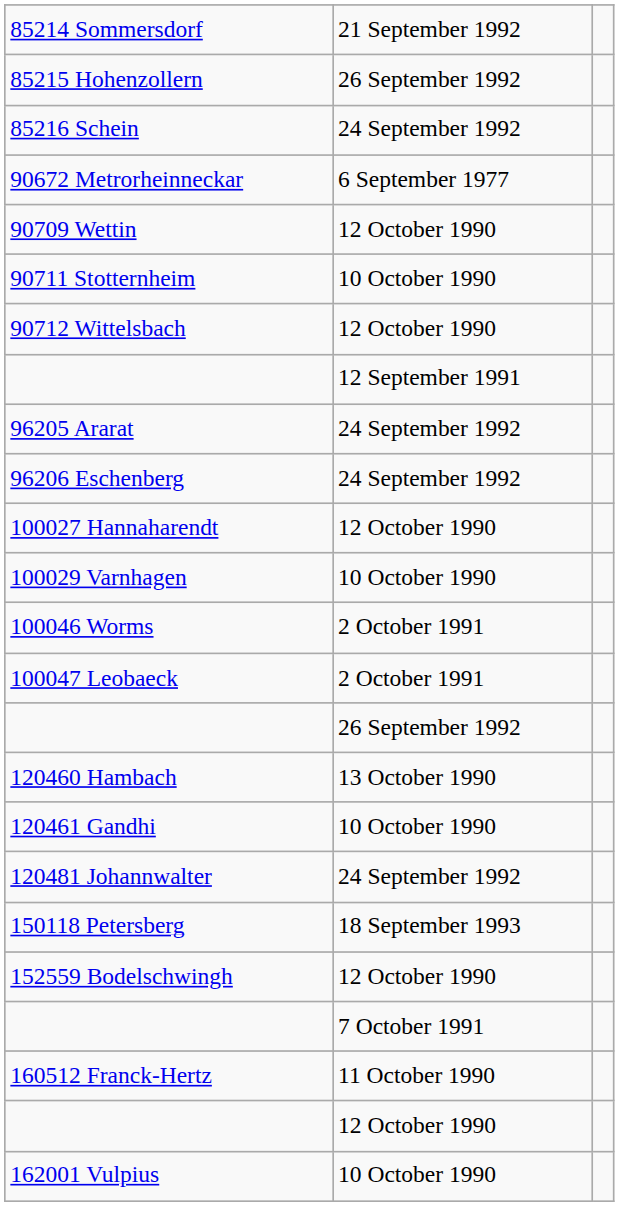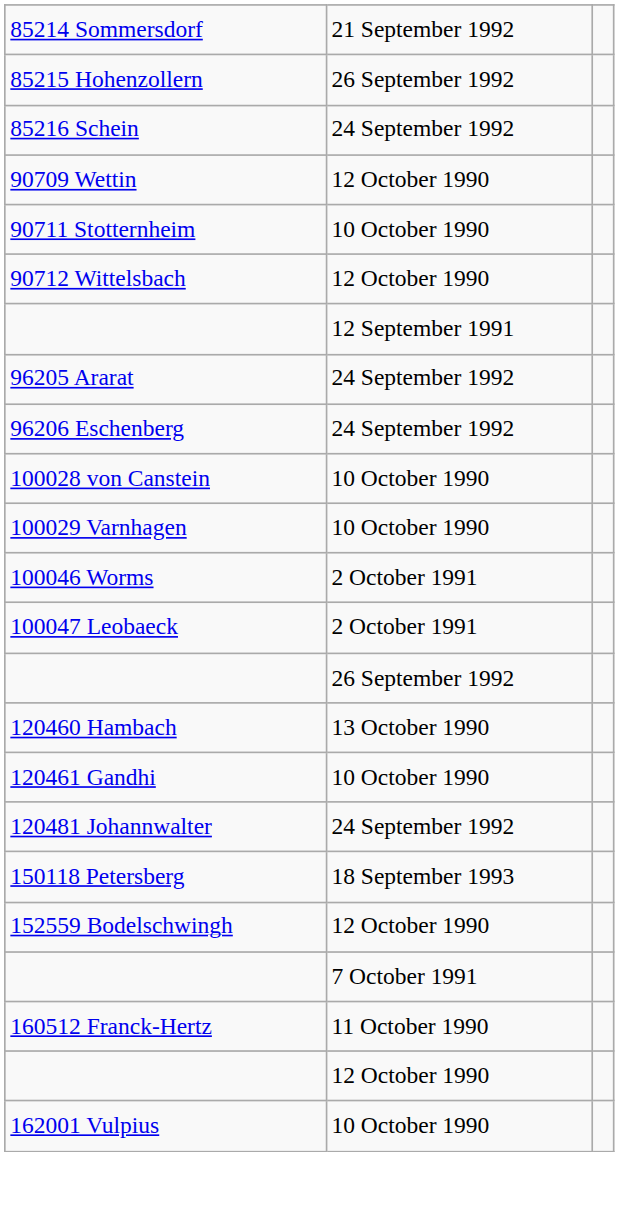- row: (127, 178)
- row: (114, 527)
+ row: (110, 477)
